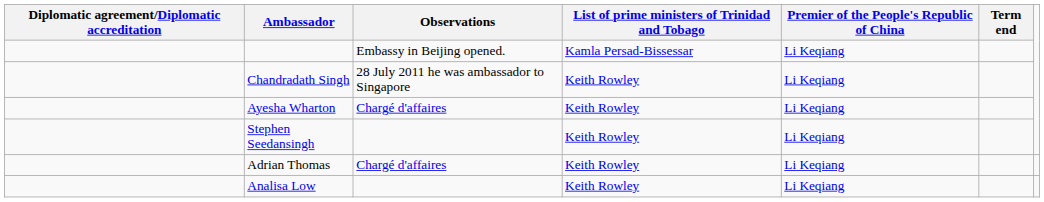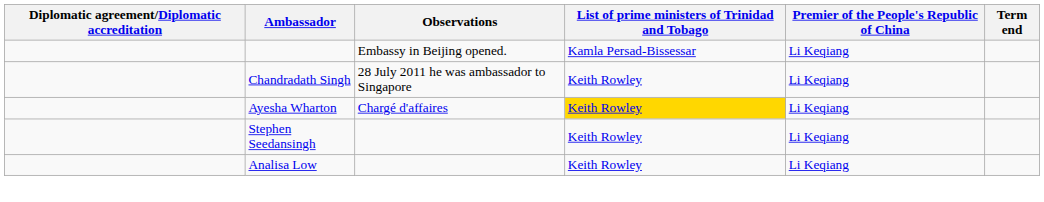(602, 108) no background -> (605, 108) gold background
- row: (289, 165)
